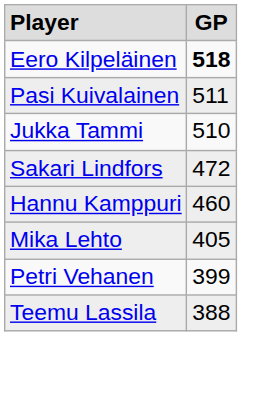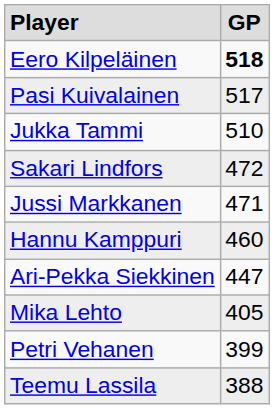(210, 95) 511 -> (244, 95) 517
+ row: (96, 204)
+ row: (112, 276)
